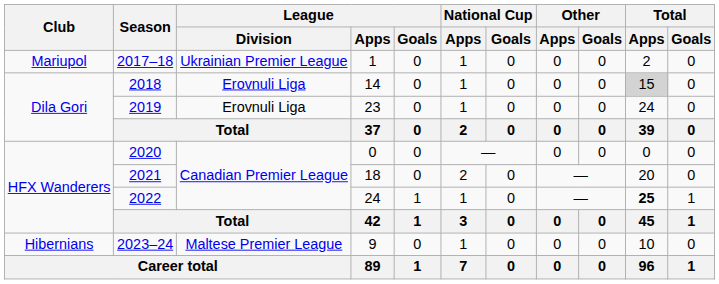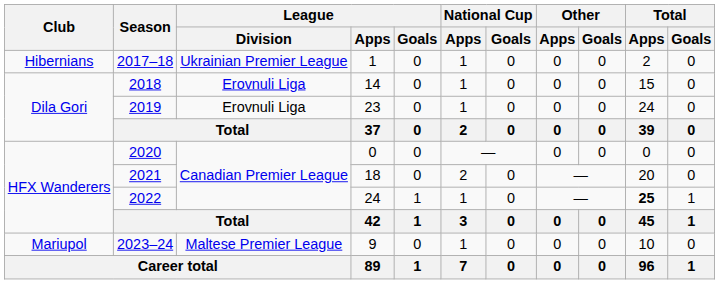(59, 61) Mariupol -> (59, 61) Hibernians
(647, 84) lightgrey background -> (647, 84) no background
(59, 244) Hibernians -> (59, 244) Mariupol
